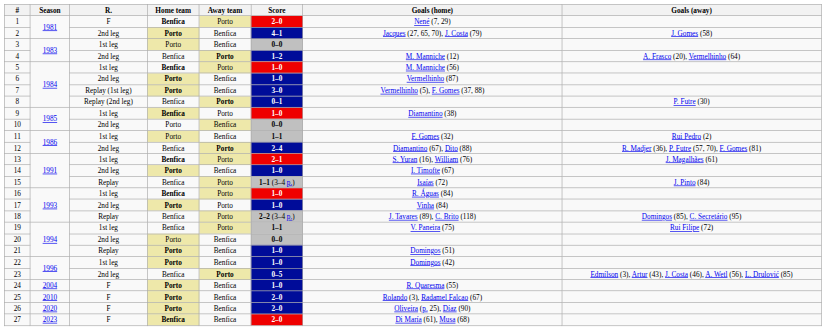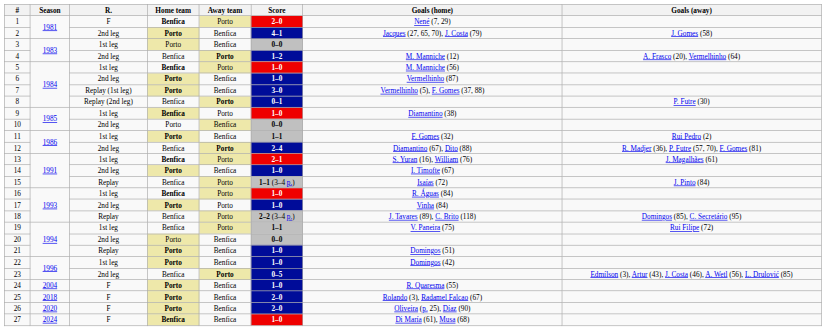(173, 136) normal -> (173, 136) bold
(50, 297) 2010 -> (50, 297) 2018
(50, 320) 2023 -> (50, 320) 2024
(277, 320) 2–0 -> (277, 320) 1–0
